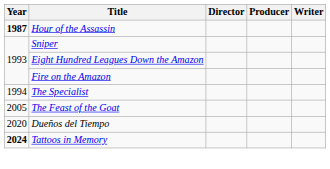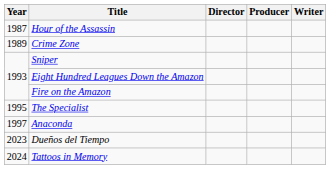(17, 28) bold -> (17, 28) normal
+ row: (55, 44)
(17, 92) 1994 -> (17, 108) 1995
+ row: (52, 124)
- row: (75, 108)
(17, 124) 2020 -> (17, 140) 2023
(17, 140) bold -> (17, 156) normal
